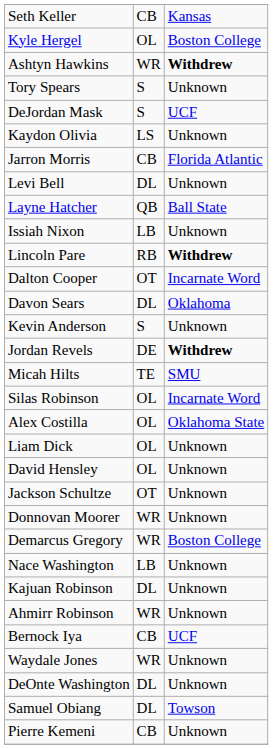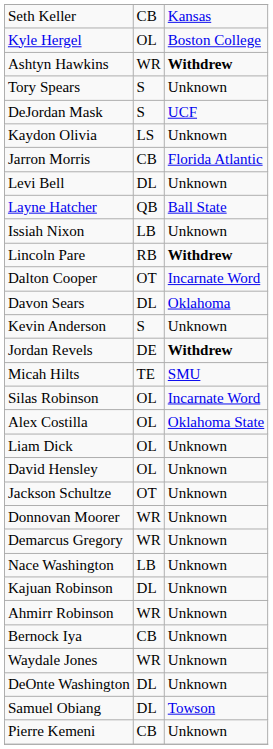(214, 541) Boston College -> (197, 541) Unknown
(182, 636) UCF -> (197, 636) Unknown
